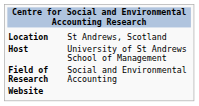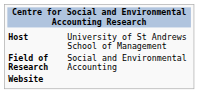- row: (28, 37)
